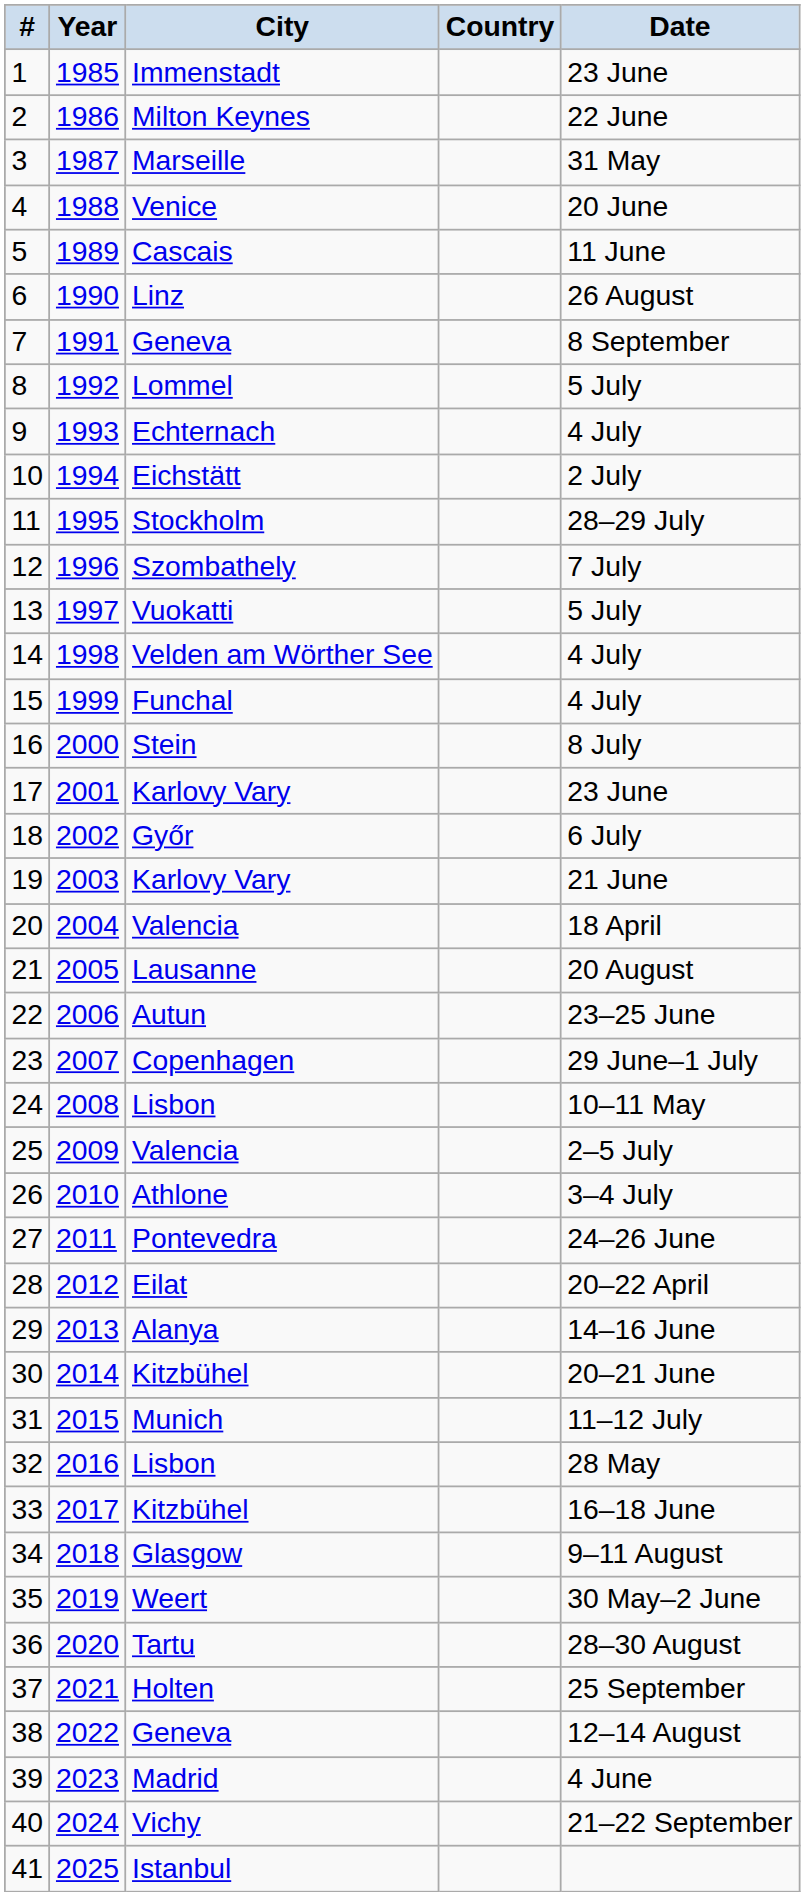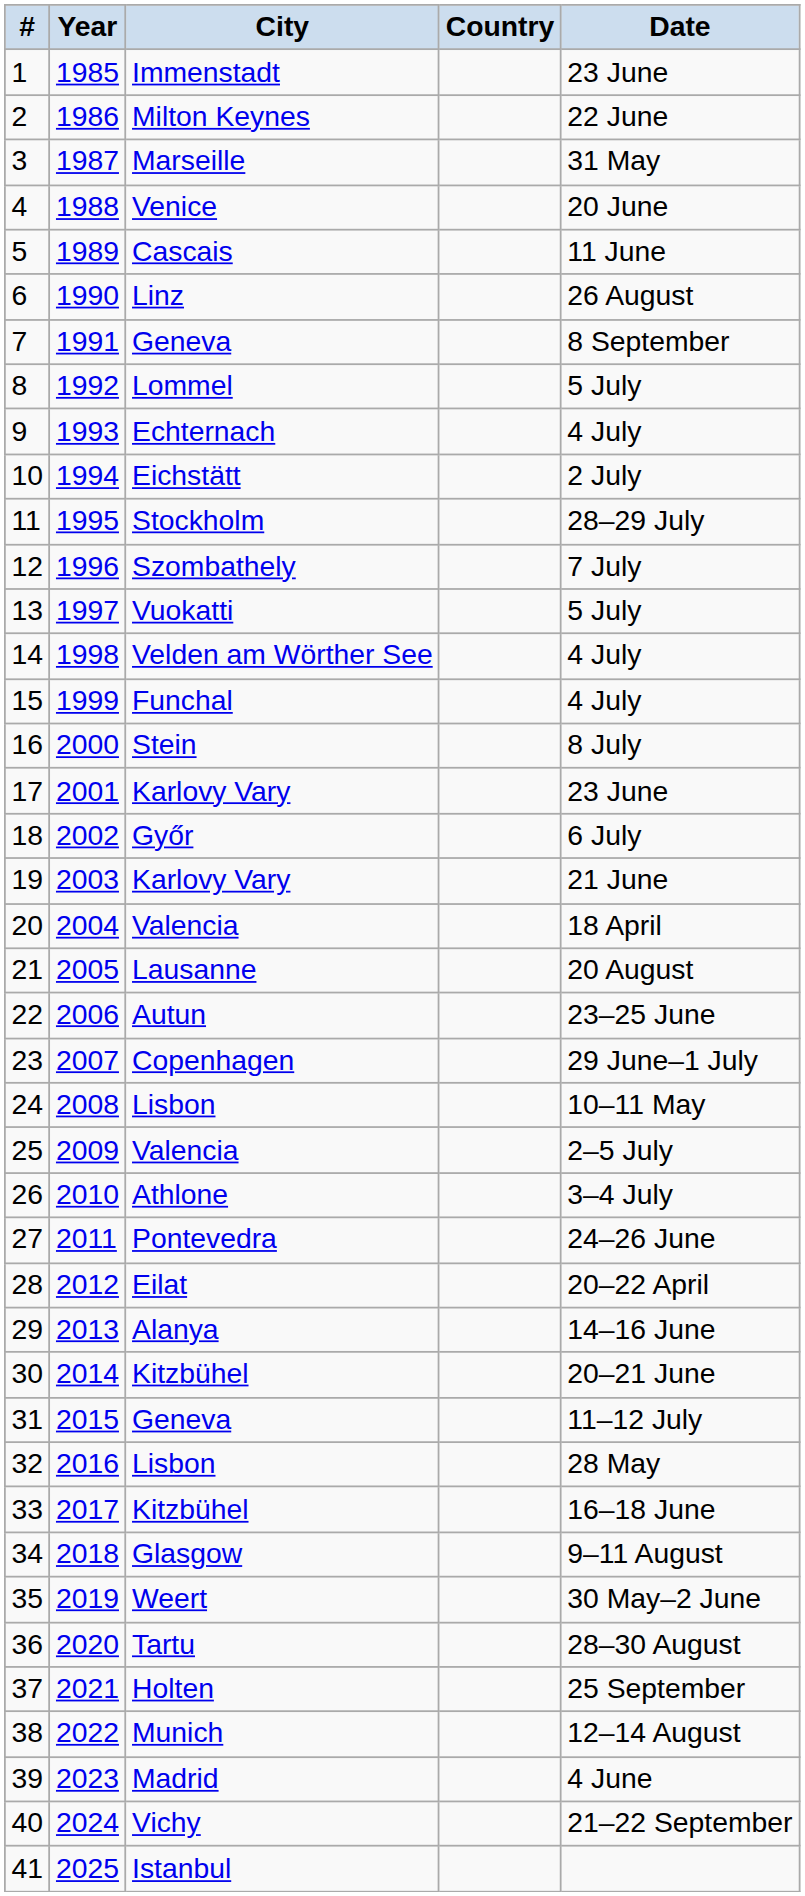(178, 1419) Munich -> (182, 1419) Geneva
(182, 1733) Geneva -> (178, 1733) Munich
